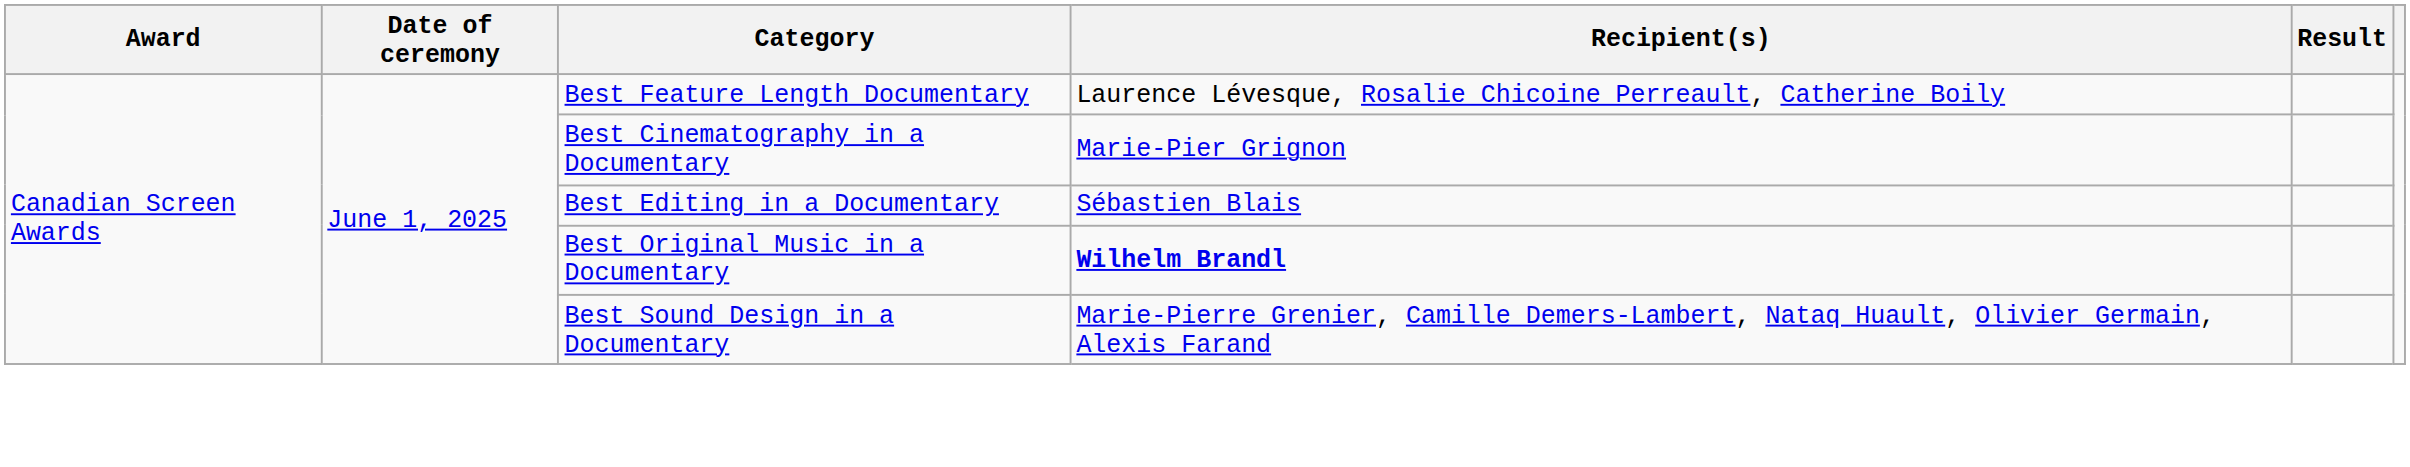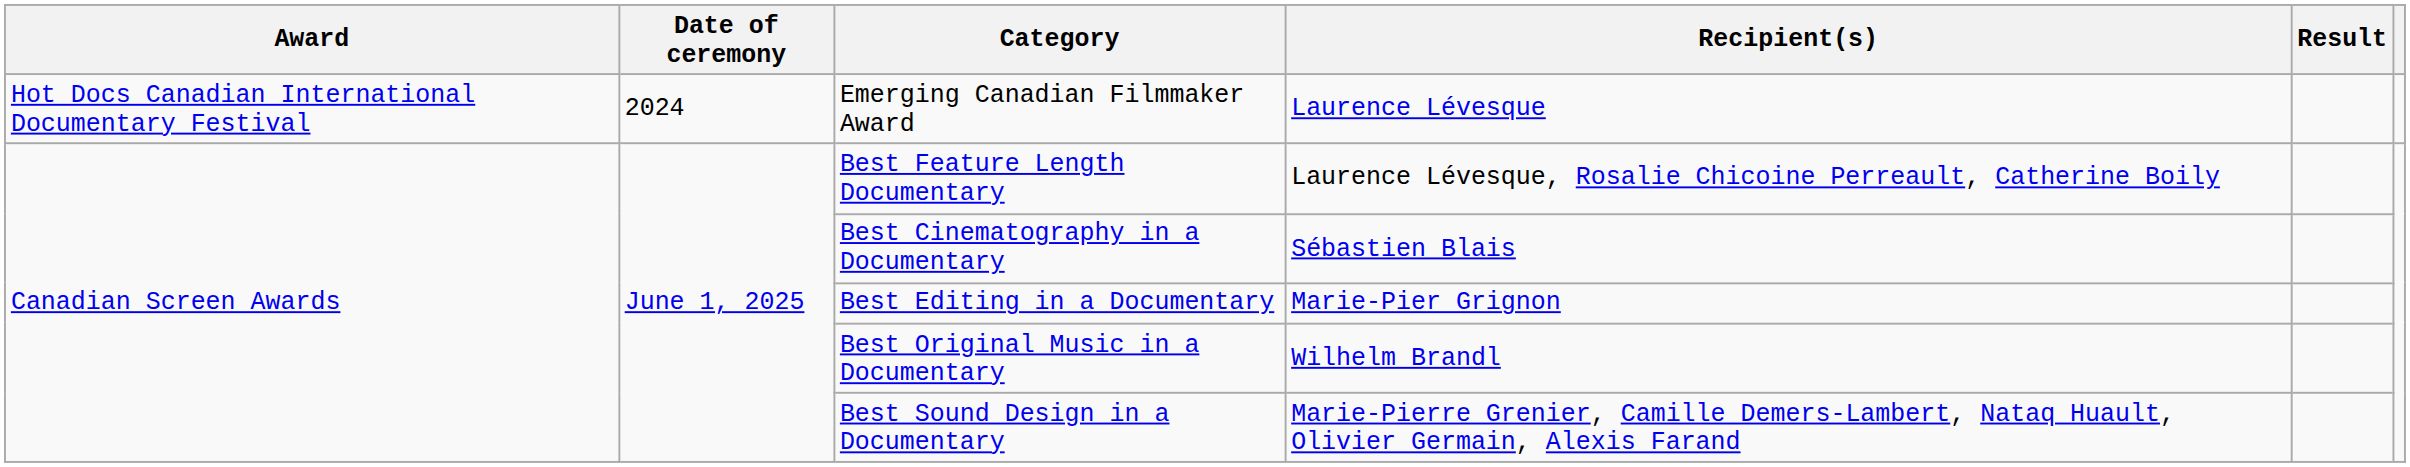+ row: (1042, 109)
(1211, 150) Marie-Pier Grignon -> (1403, 248) Sébastien Blais
(1189, 205) Sébastien Blais -> (1426, 303) Marie-Pier Grignon
(1181, 260) bold -> (1396, 358) normal
